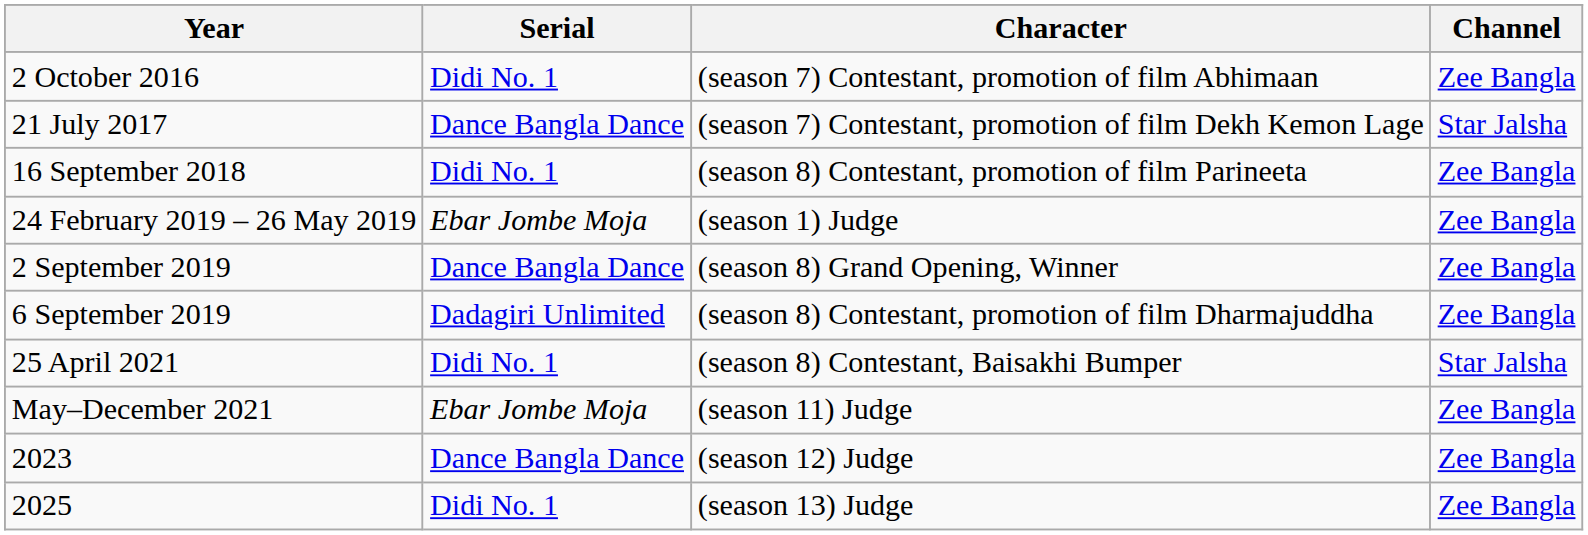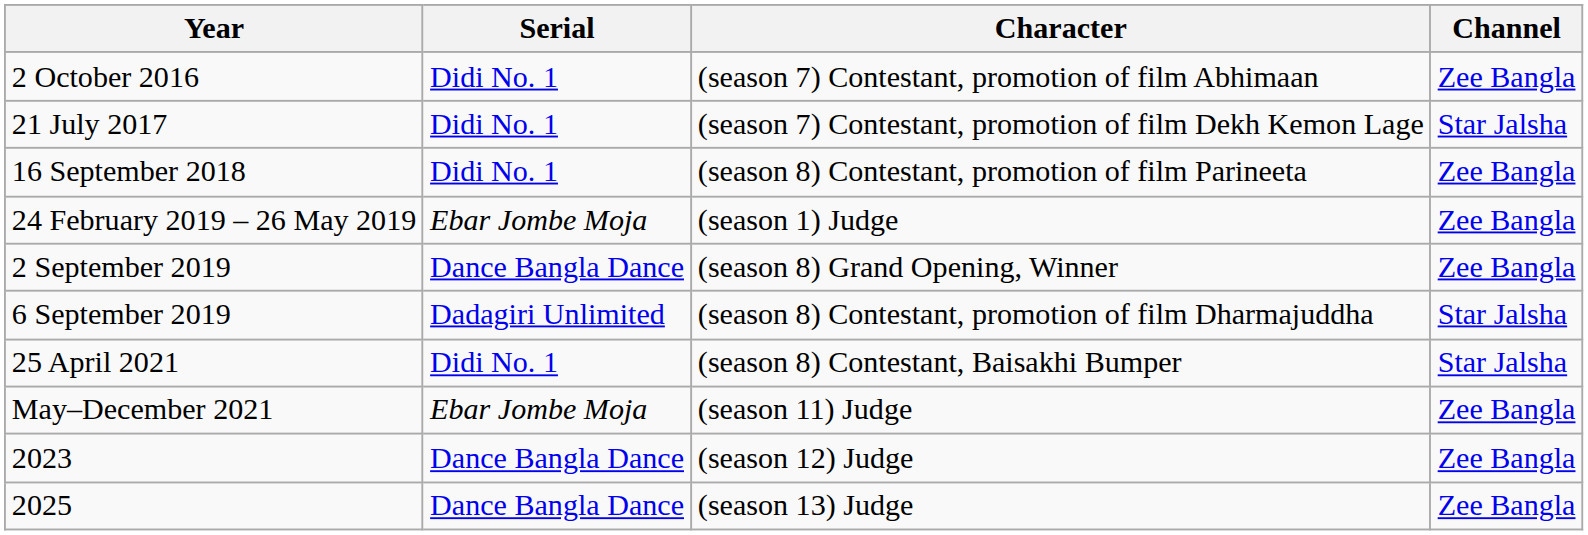(557, 123) Dance Bangla Dance -> (494, 123) Didi No. 1
(1507, 314) Zee Bangla -> (1502, 314) Star Jalsha
(494, 505) Didi No. 1 -> (557, 505) Dance Bangla Dance
